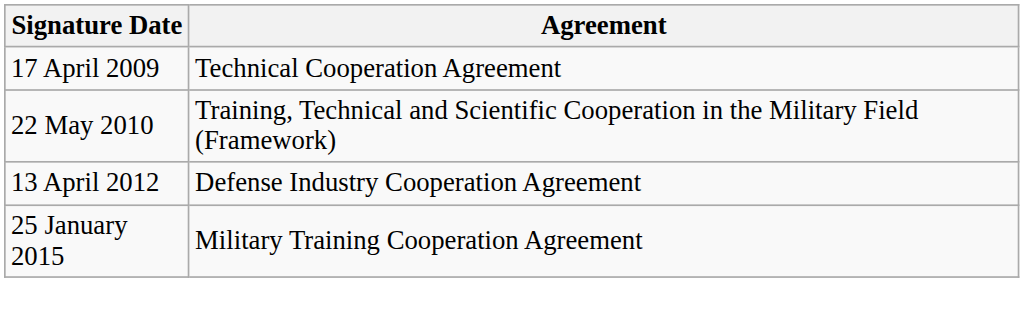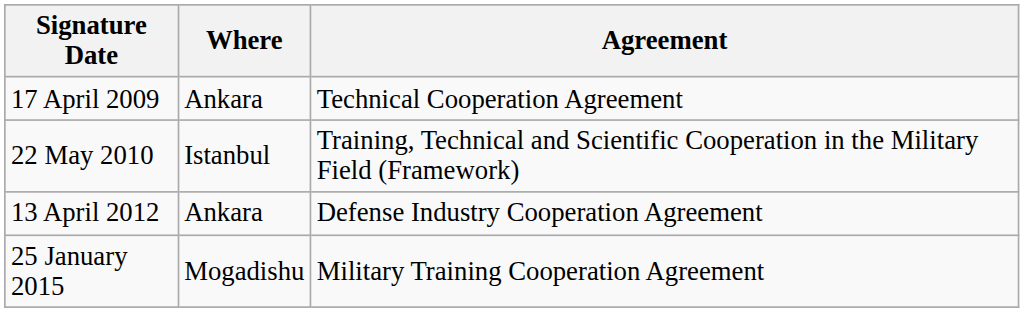+ column: (244, 40)
